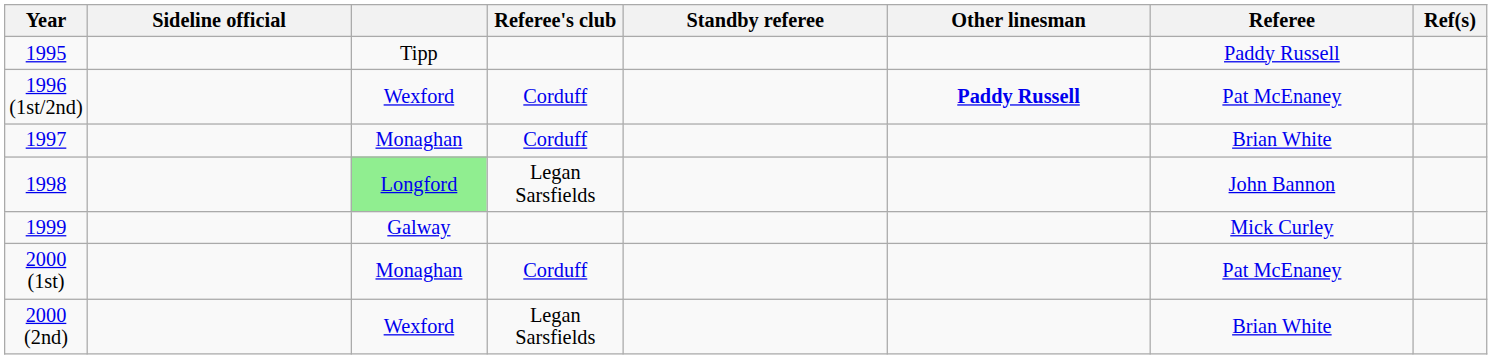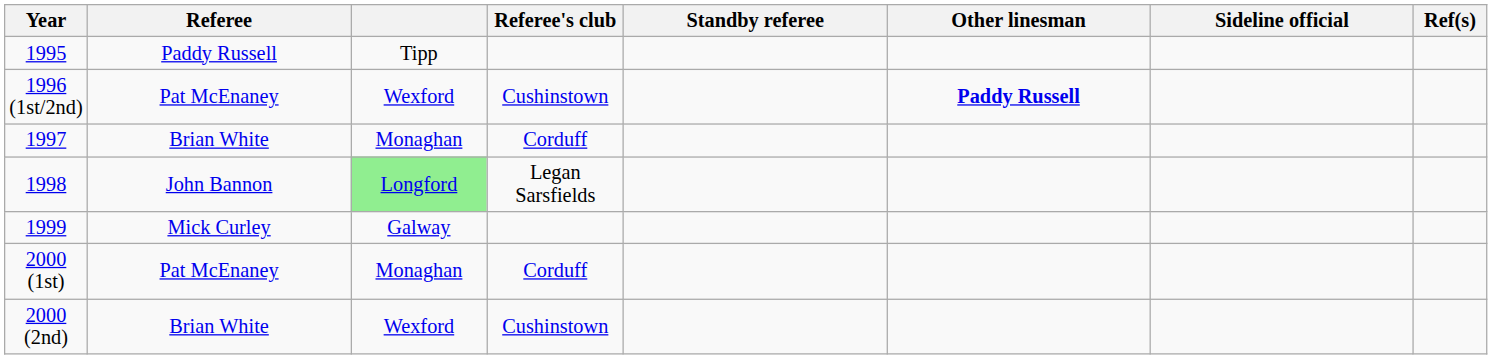columns swapped: (1282, 20) <-> (219, 20)
(555, 96) Corduff -> (555, 96) Cushinstown
(555, 326) Legan Sarsfields -> (555, 326) Cushinstown
